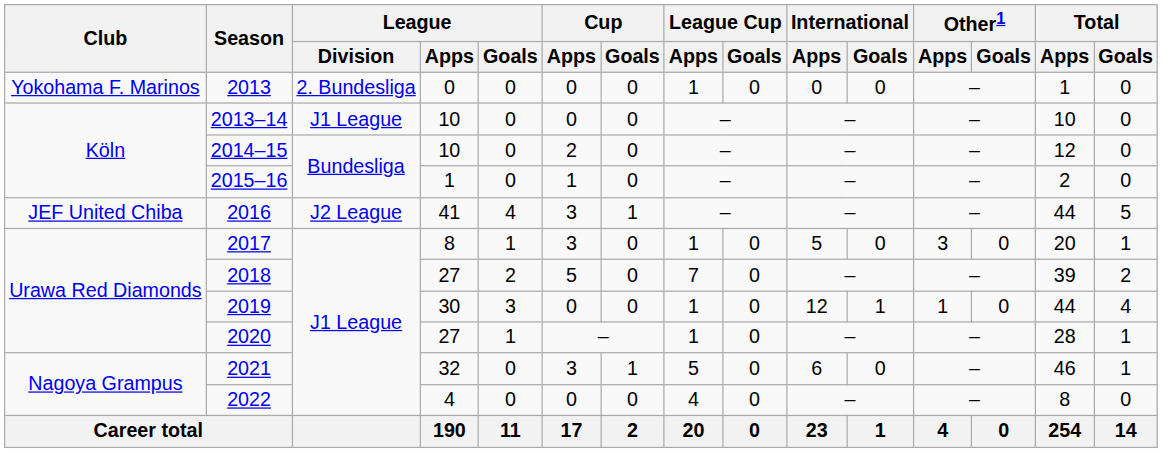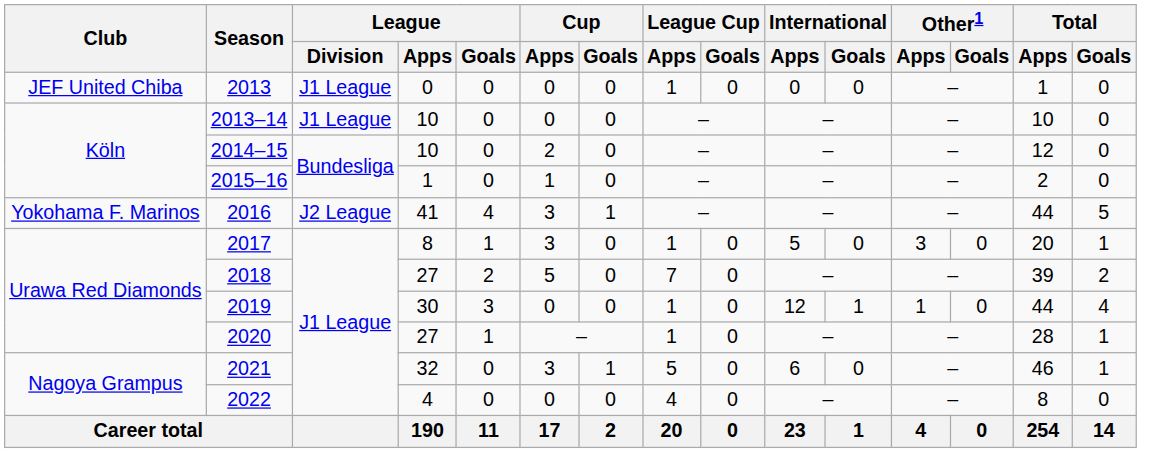(105, 87) Yokohama F. Marinos -> (105, 87) JEF United Chiba
(356, 87) 2. Bundesliga -> (345, 87) J1 League
(105, 212) JEF United Chiba -> (105, 212) Yokohama F. Marinos
